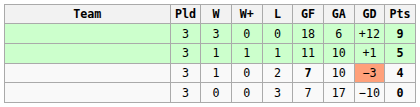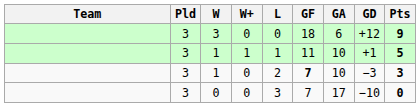(369, 73) lightsalmon background -> (369, 73) no background
(400, 73) 4 -> (400, 73) 3
